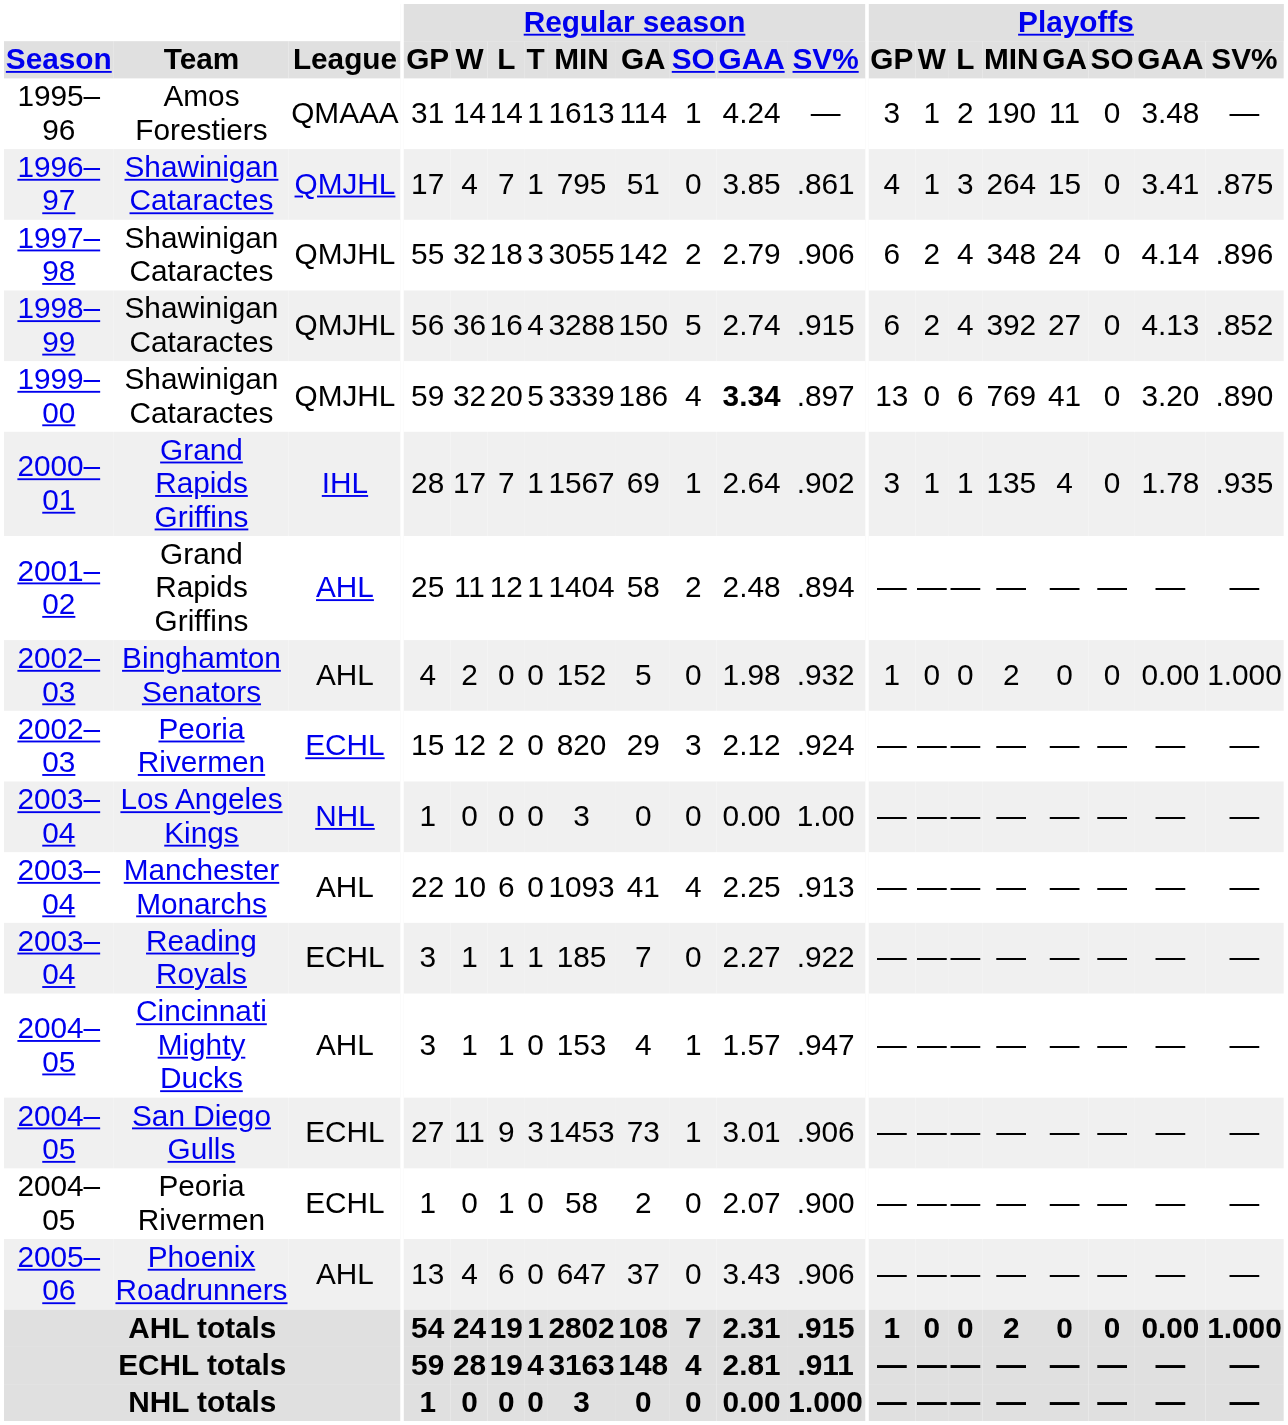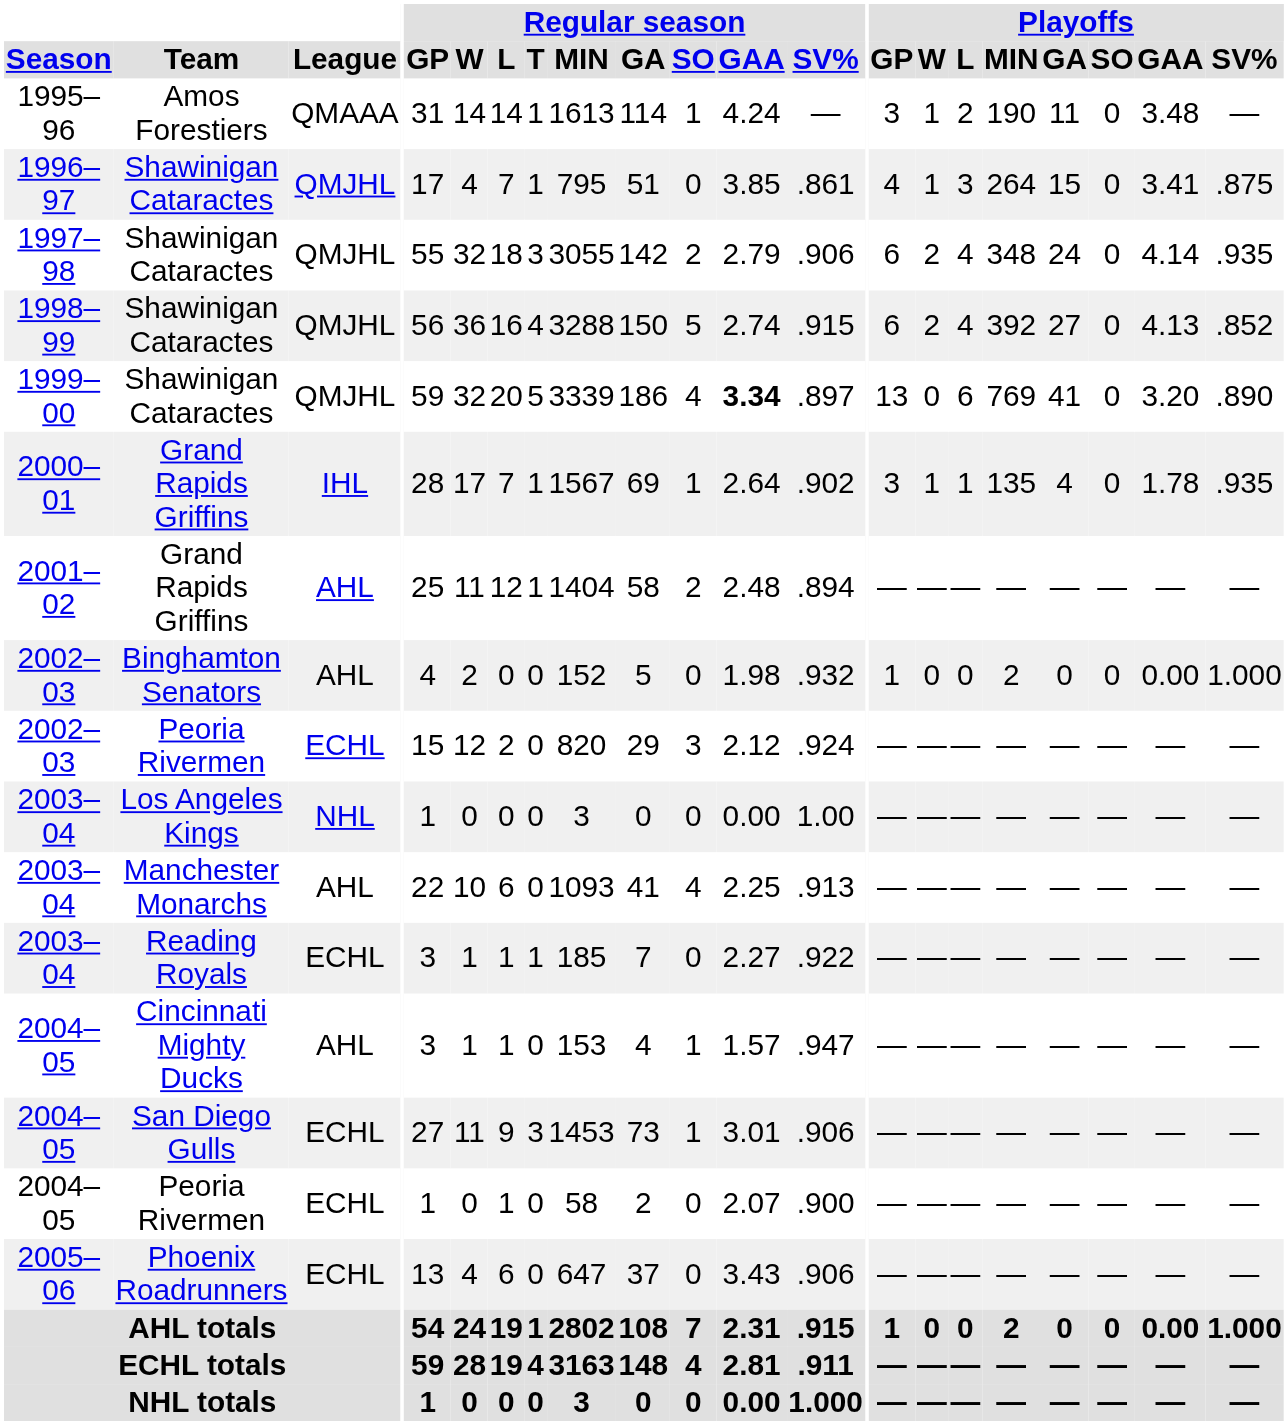(1244, 254) .896 -> (1244, 254) .935
(345, 1273) AHL -> (345, 1273) ECHL
